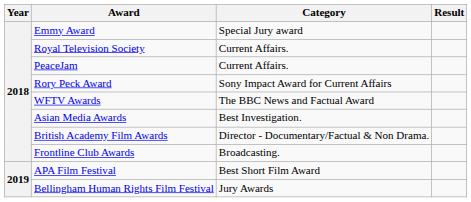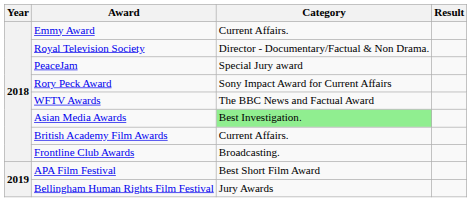(261, 30) Special Jury award -> (254, 30) Current Affairs.
(254, 48) Current Affairs. -> (324, 48) Director - Documentary/Factual & Non Drama.
(254, 65) Current Affairs. -> (261, 65) Special Jury award
(260, 118) no background -> (260, 118) lightgreen background
(324, 135) Director - Documentary/Factual & Non Drama. -> (254, 135) Current Affairs.
